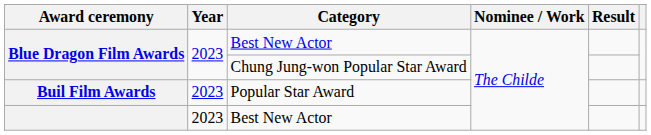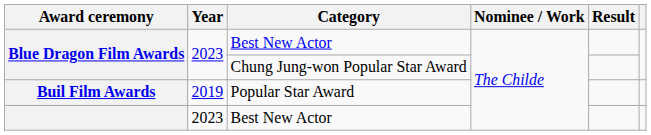(207, 92) 2023 -> (207, 92) 2019
